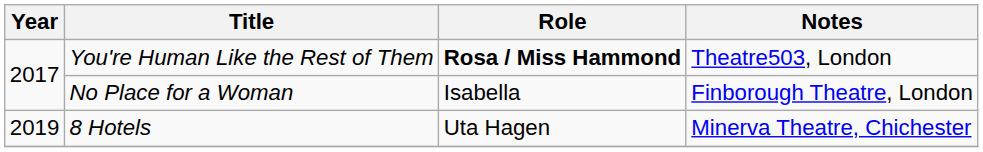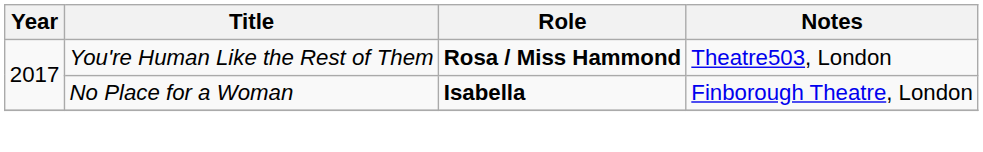(482, 92) normal -> (485, 92) bold
- row: (110, 127)
